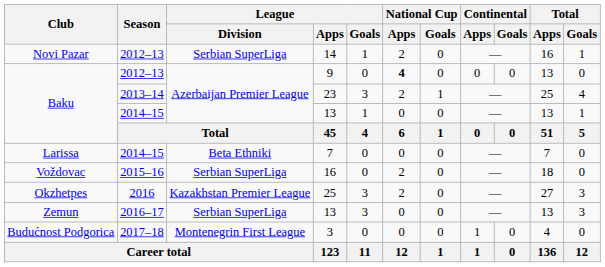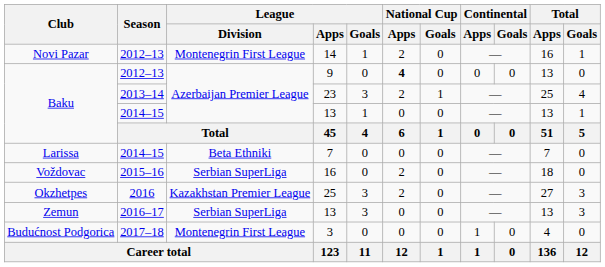(240, 53) Serbian SuperLiga -> (240, 53) Montenegrin First League
